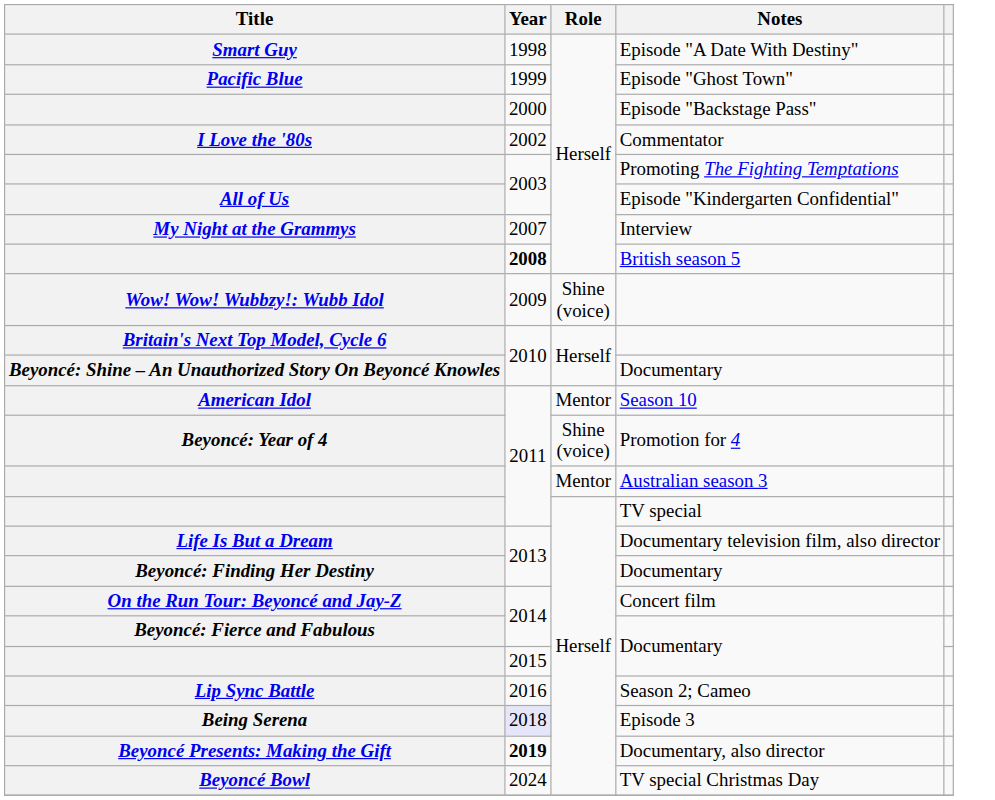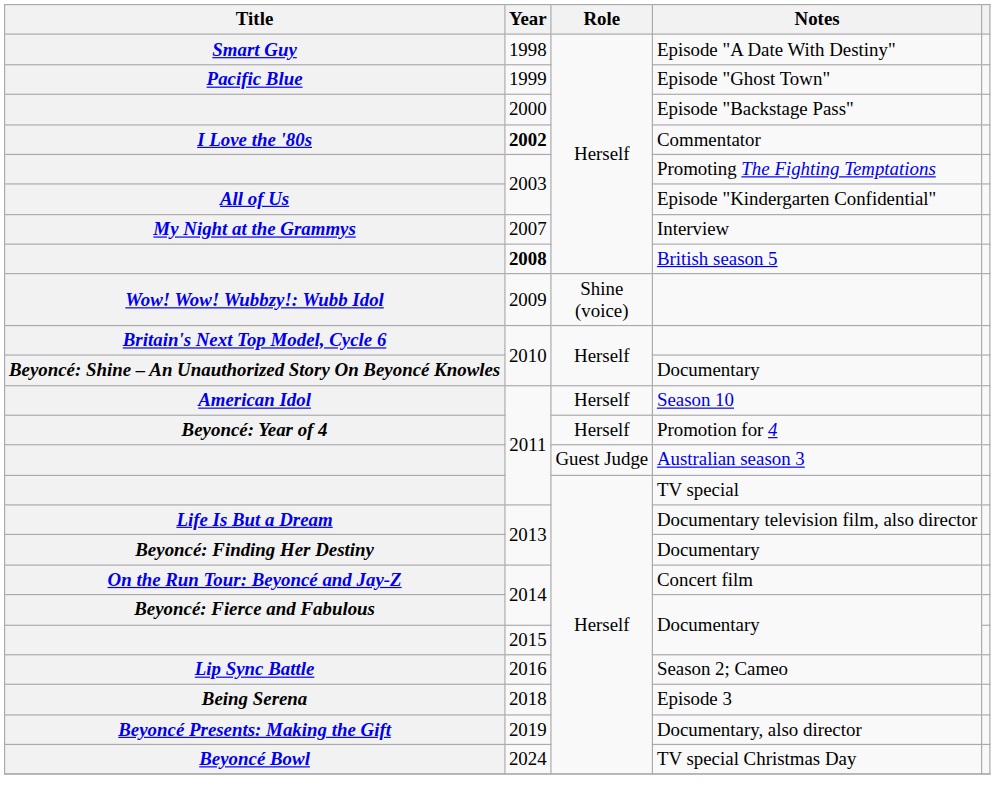(528, 139) normal -> (528, 139) bold
(583, 400) Mentor -> (602, 400) Herself
(583, 440) Shine (voice) -> (602, 429) Herself
(583, 481) Mentor -> (602, 459) Guest Judge
(528, 720) lavender background -> (528, 699) no background
(528, 750) bold -> (528, 729) normal
